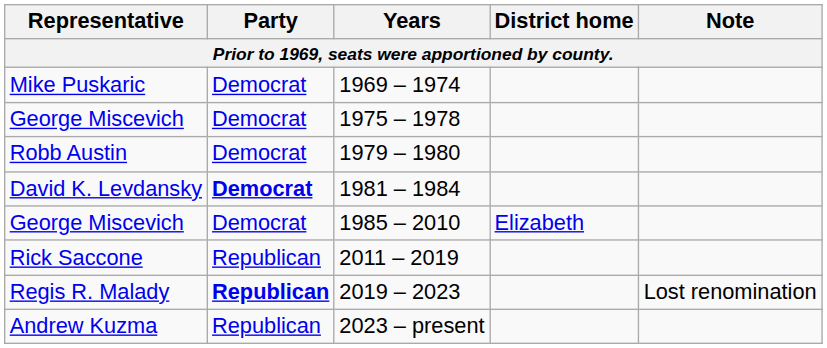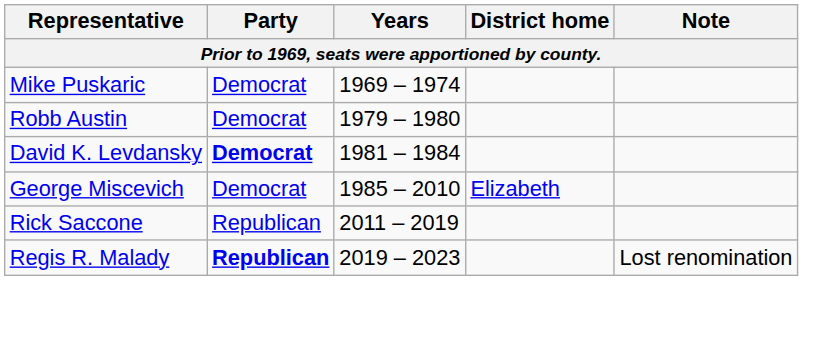- row: (400, 119)
- row: (412, 326)
